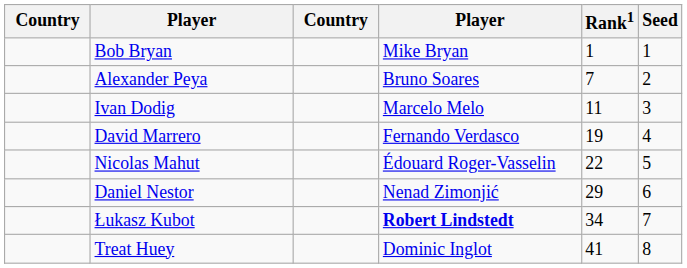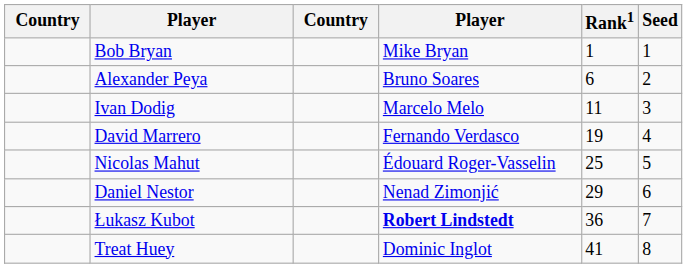(590, 79) 7 -> (590, 79) 6
(594, 164) 22 -> (594, 164) 25
(594, 220) 34 -> (594, 220) 36
